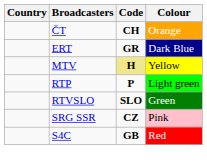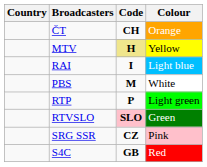- row: (62, 48)
+ row: (61, 65)
+ row: (62, 83)
(131, 100) no background -> (131, 118) pink background
